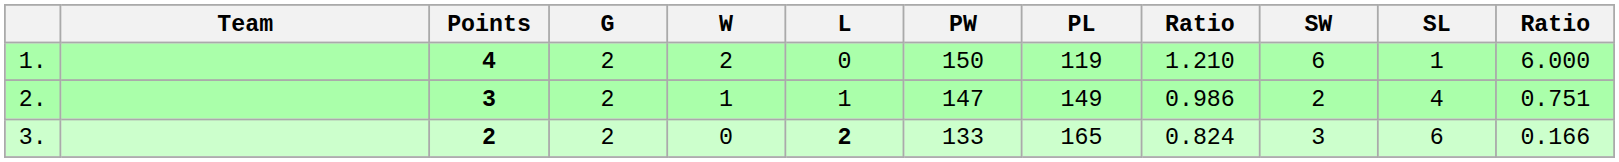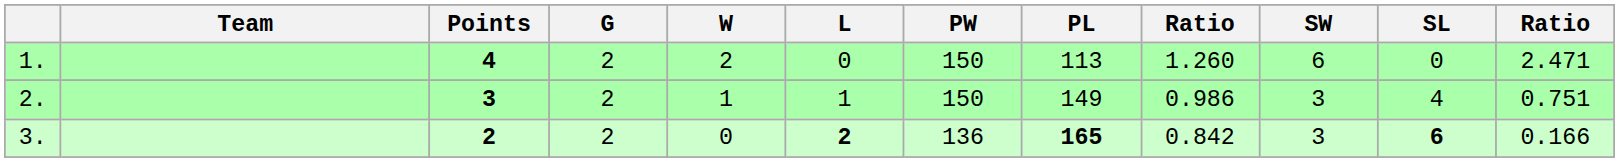(1081, 62) 119 -> (1081, 62) 113
(1200, 62) 1.210 -> (1200, 62) 1.260
(1437, 62) 1 -> (1437, 62) 0
(1555, 62) 6.000 -> (1555, 62) 2.471
(963, 100) 147 -> (963, 100) 150
(1318, 100) 2 -> (1318, 100) 3
(963, 138) 133 -> (963, 138) 136
(1081, 138) normal -> (1081, 138) bold
(1200, 138) 0.824 -> (1200, 138) 0.842
(1437, 138) normal -> (1437, 138) bold
